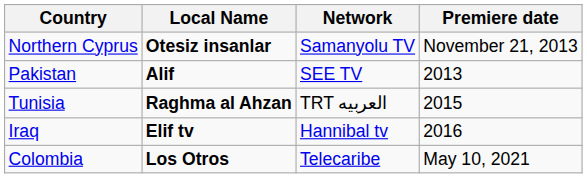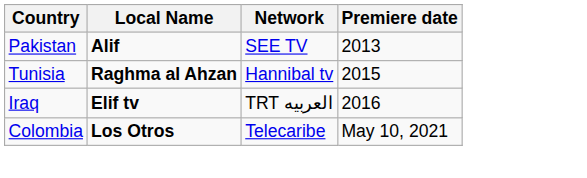- row: (73, 46)
(343, 103) TRT العربيه -> (289, 74) Hannibal tv
(344, 131) Hannibal tv -> (289, 103) TRT العربيه
